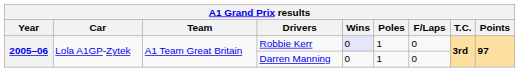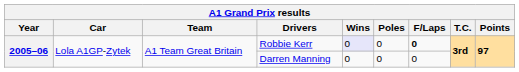(379, 43) 1 -> (379, 43) 0
(414, 43) normal -> (414, 43) bold
(379, 59) 1 -> (379, 59) 0
